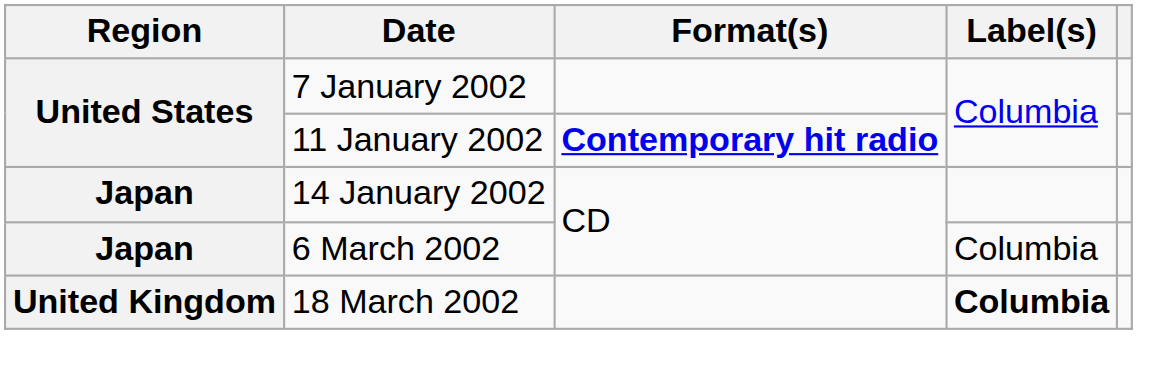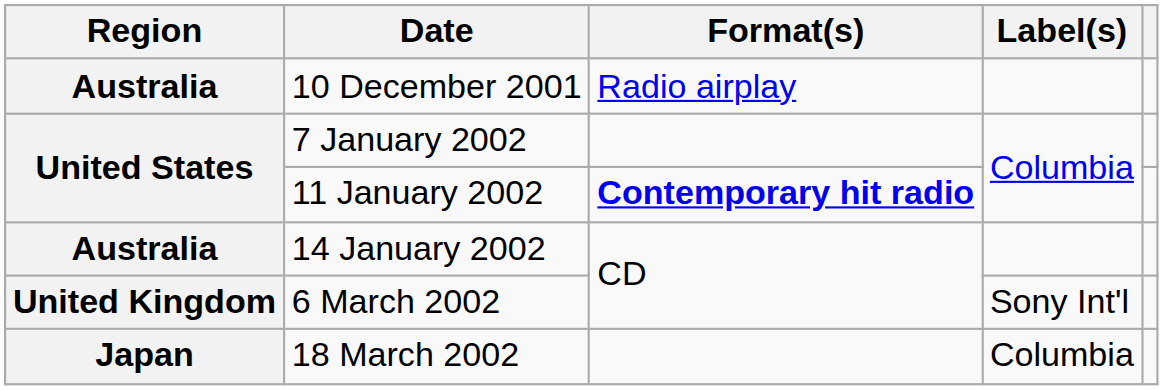+ row: (437, 85)
(144, 193) Japan -> (144, 247) Australia
(144, 247) Japan -> (144, 301) United Kingdom
(1026, 247) Columbia -> (1059, 301) Sony Int'l
(144, 301) United Kingdom -> (144, 355) Japan
(1032, 301) bold -> (1062, 355) normal
